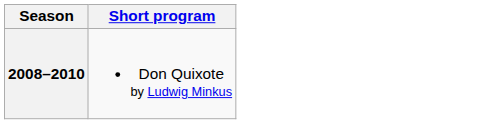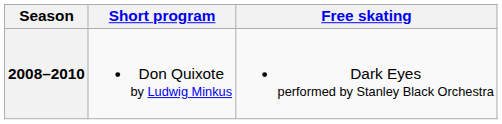+ column: (366, 16)
